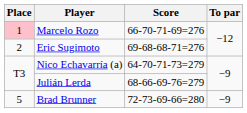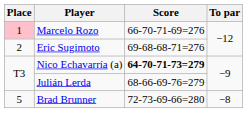(166, 64) normal -> (166, 64) bold
(225, 99) −9 -> (225, 99) −8
